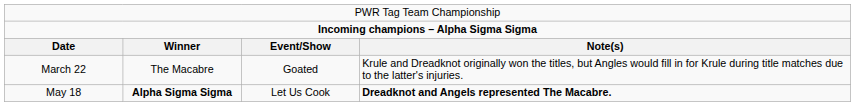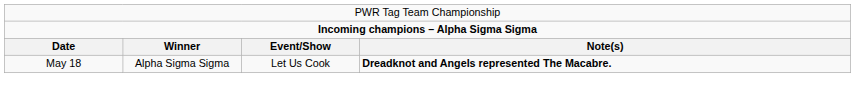- row: (64, 70)
(182, 93) bold -> (182, 64) normal
